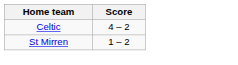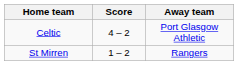+ column: (189, 12)
